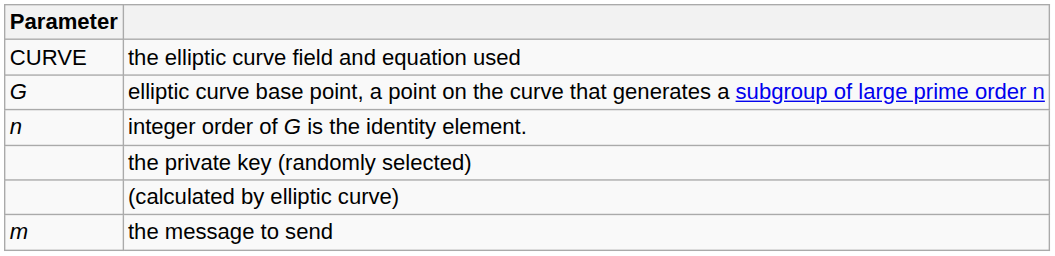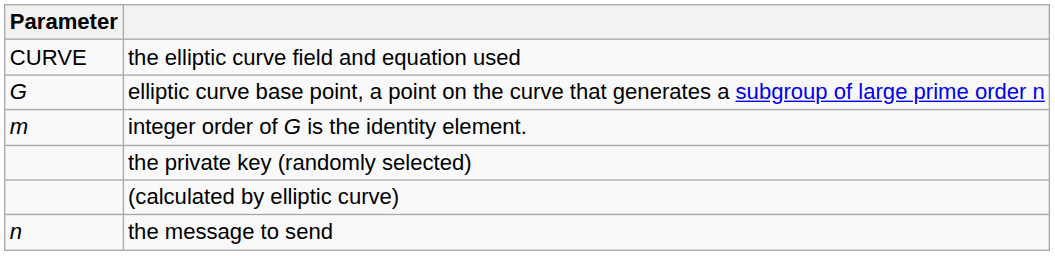(16, 127) n -> (19, 127) m
(19, 232) m -> (16, 232) n
